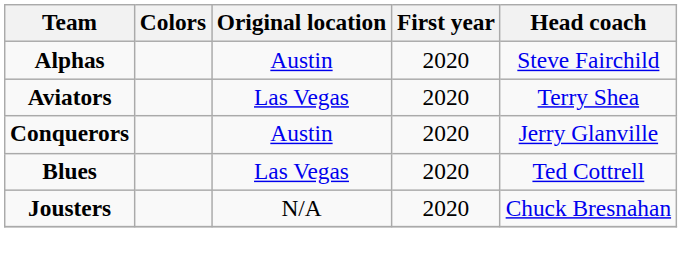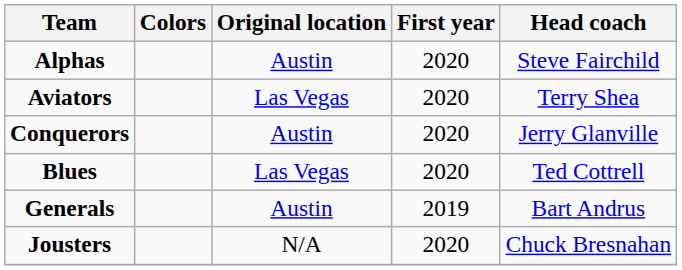+ row: (70, 208)
